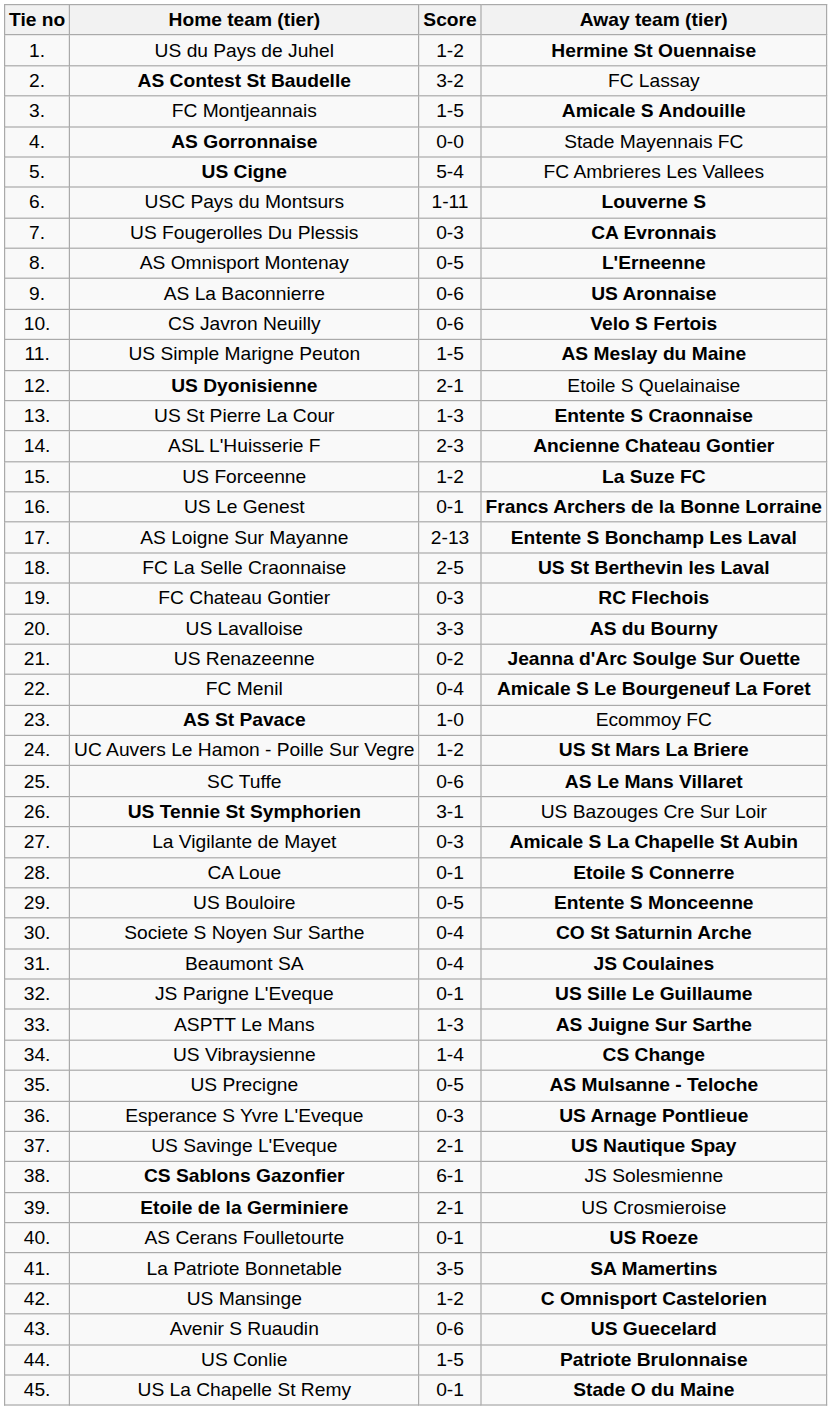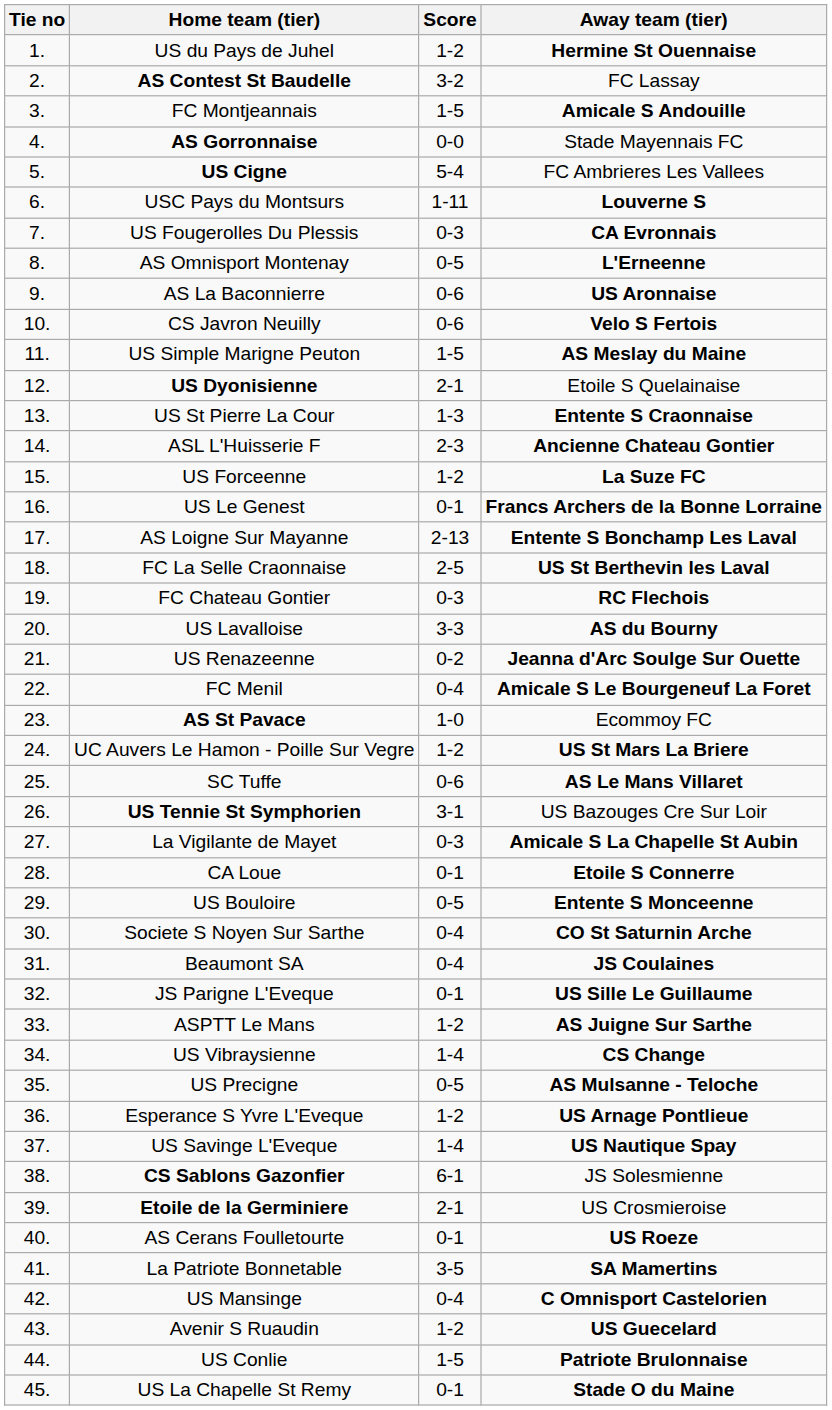(450, 1024) 1-3 -> (450, 1024) 1-2
(450, 1115) 0-3 -> (450, 1115) 1-2
(450, 1146) 2-1 -> (450, 1146) 1-4
(450, 1298) 1-2 -> (450, 1298) 0-4
(450, 1329) 0-6 -> (450, 1329) 1-2
